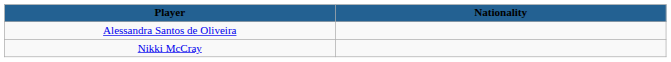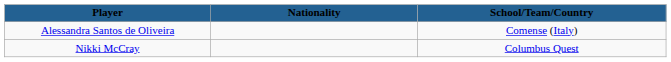+ column: (542, 13)
